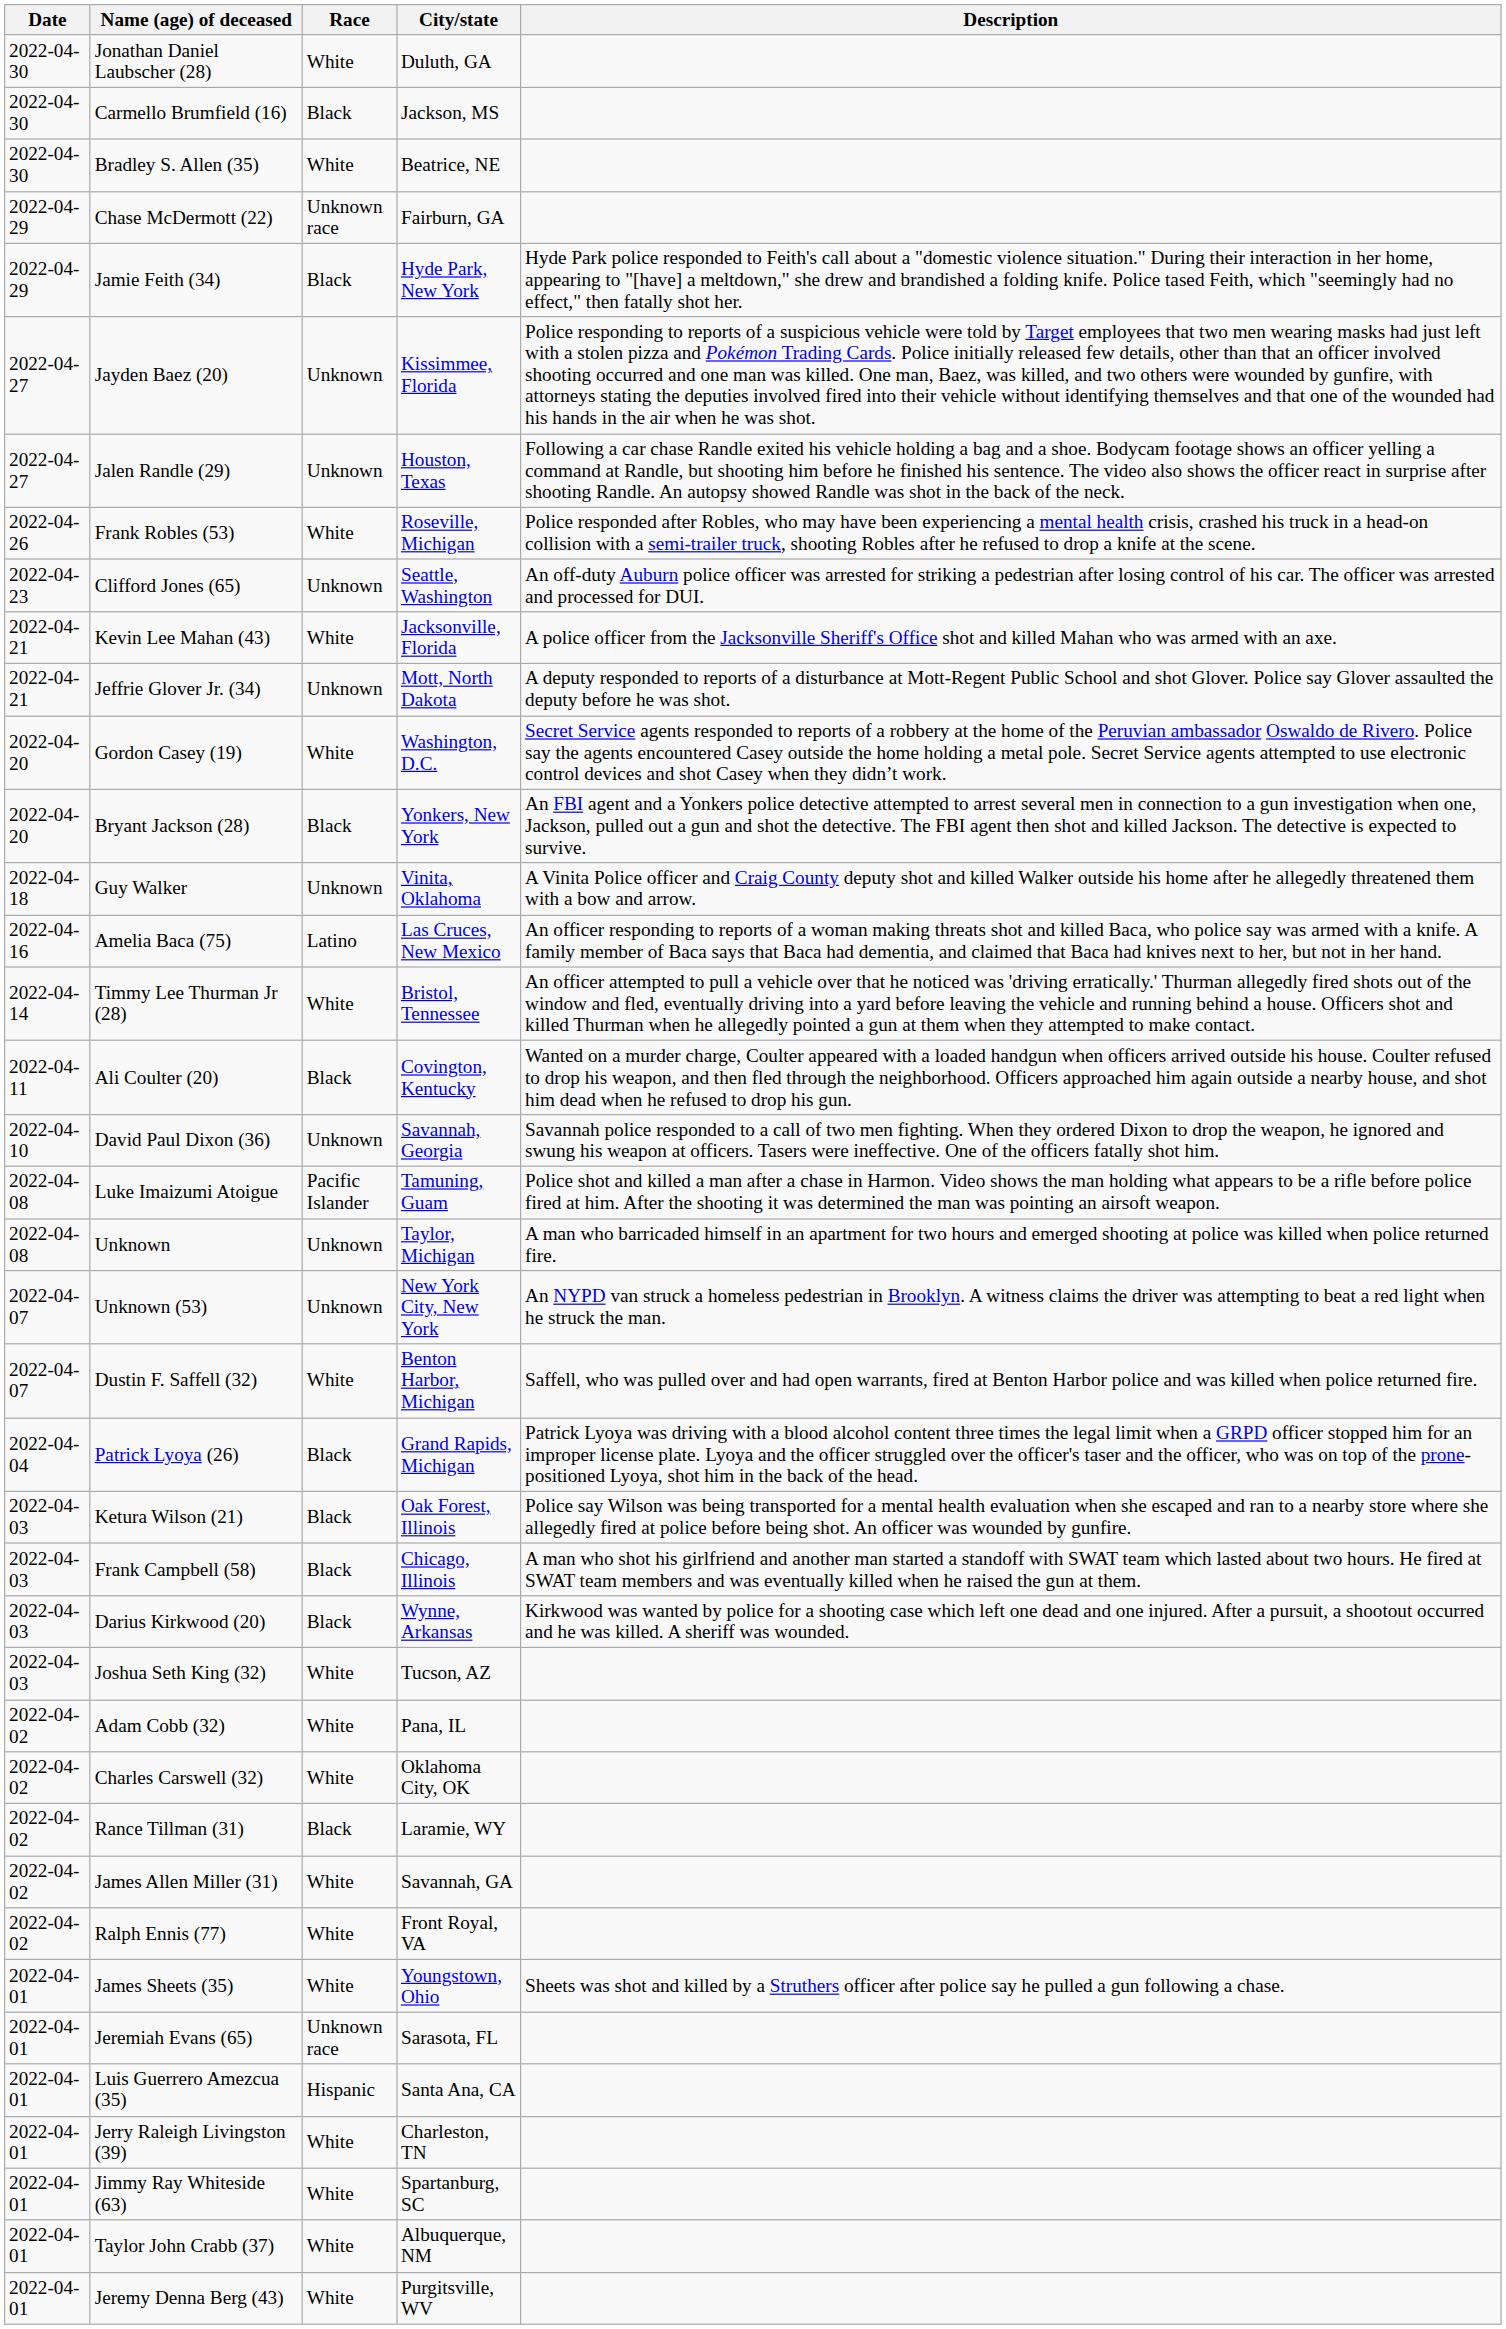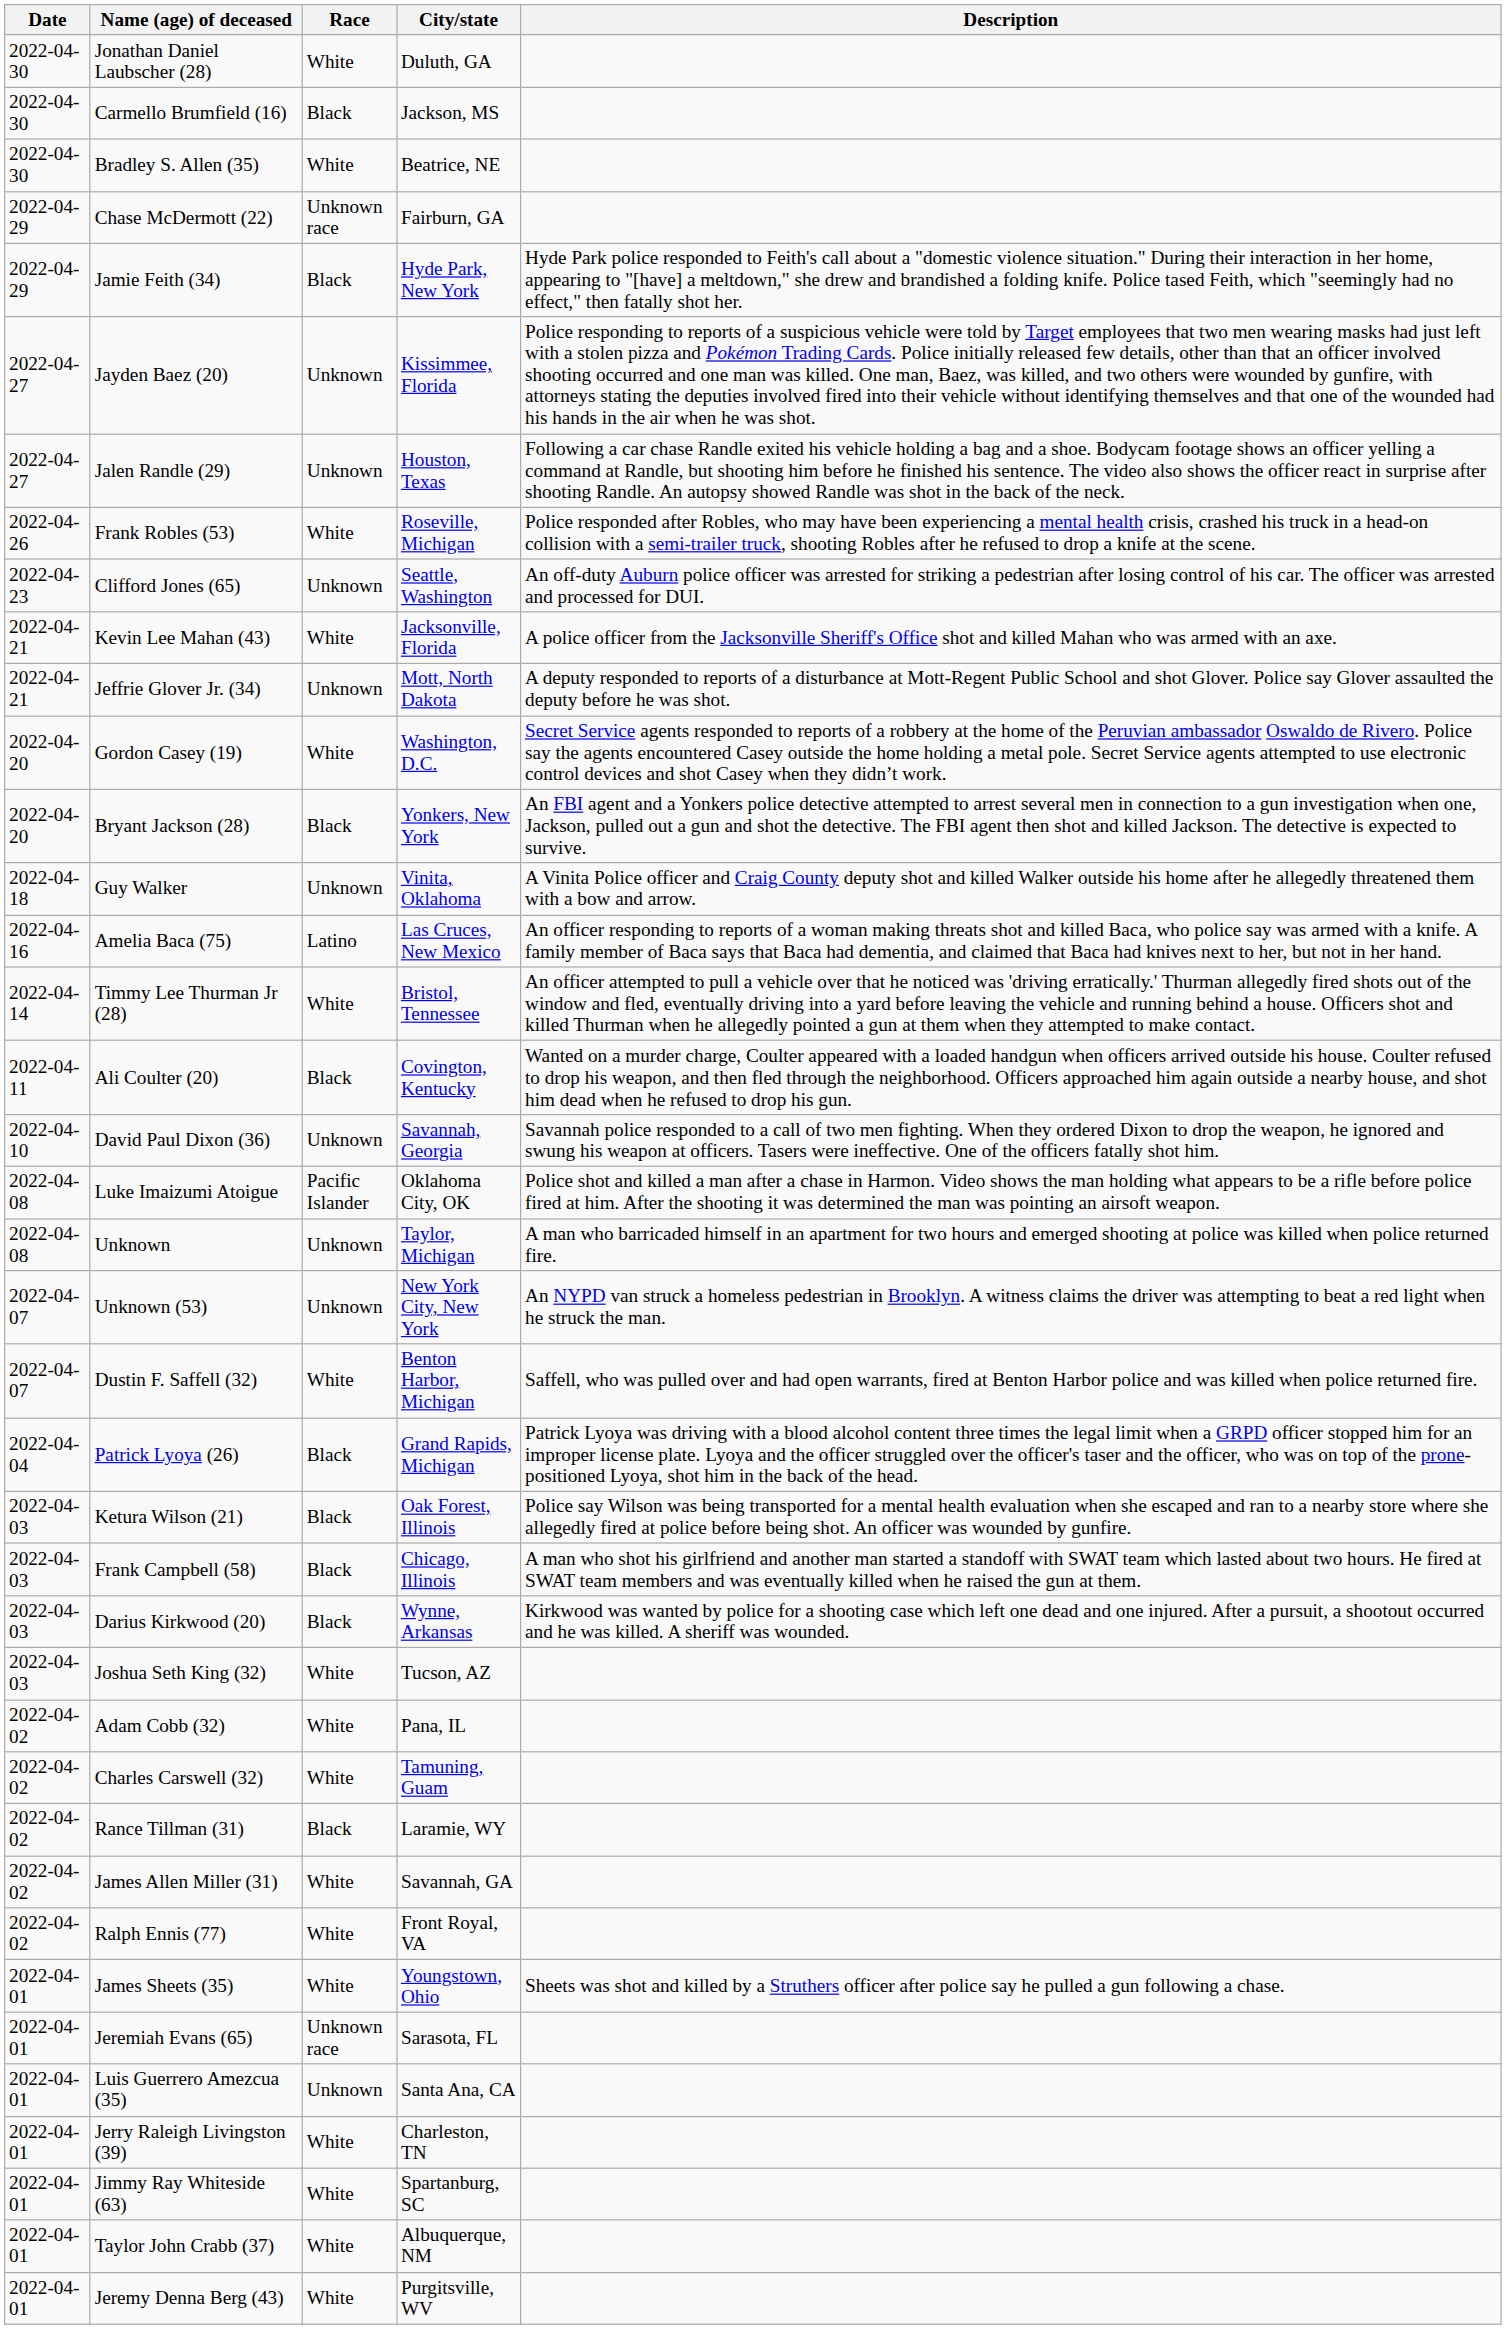(442, 1192) Tamuning, Guam -> (441, 1192) Oklahoma City, OK
(441, 1777) Oklahoma City, OK -> (442, 1777) Tamuning, Guam
(341, 2089) Hispanic -> (345, 2089) Unknown
